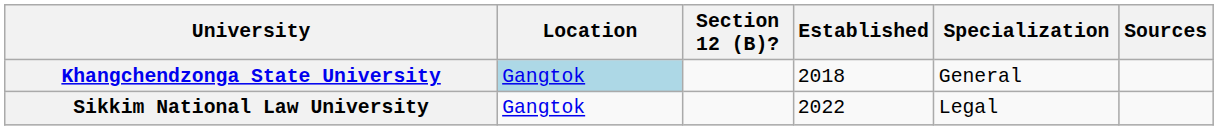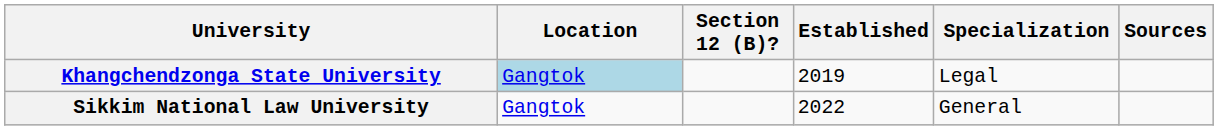(821, 76) 2018 -> (821, 76) 2019
(980, 76) General -> (968, 76) Legal
(968, 108) Legal -> (980, 108) General
